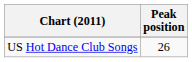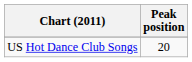(164, 47) 26 -> (164, 47) 20
